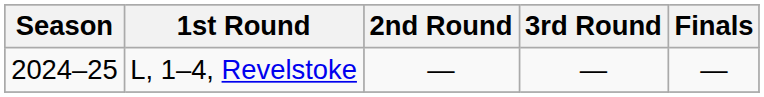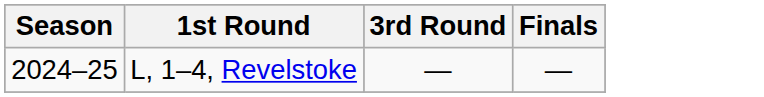- column: (441, 26)
